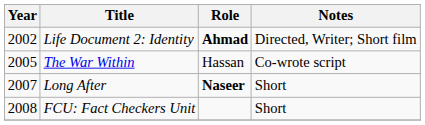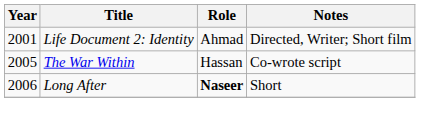(22, 39) 2002 -> (22, 39) 2001
(225, 39) bold -> (222, 39) normal
(22, 85) 2007 -> (22, 85) 2006
- row: (119, 108)
